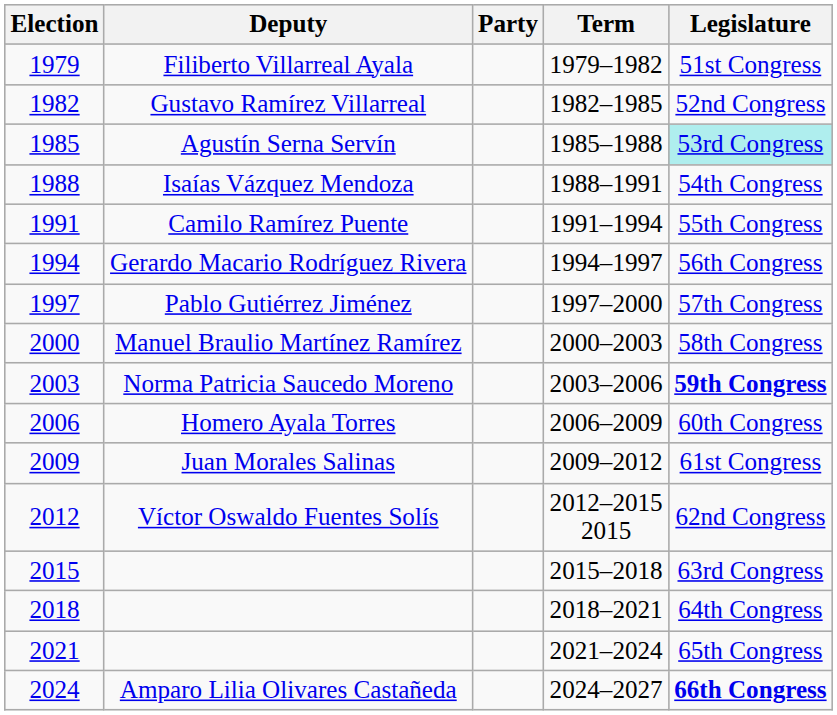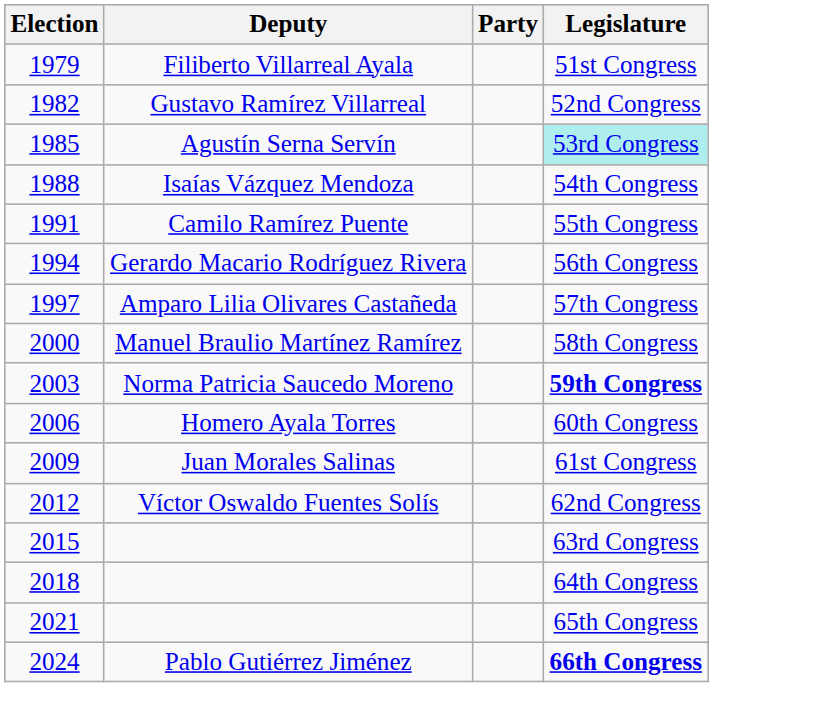- column: (606, 24)
(288, 303) Pablo Gutiérrez Jiménez -> (288, 303) Amparo Lilia Olivares Castañeda
(288, 690) Amparo Lilia Olivares Castañeda -> (288, 661) Pablo Gutiérrez Jiménez
